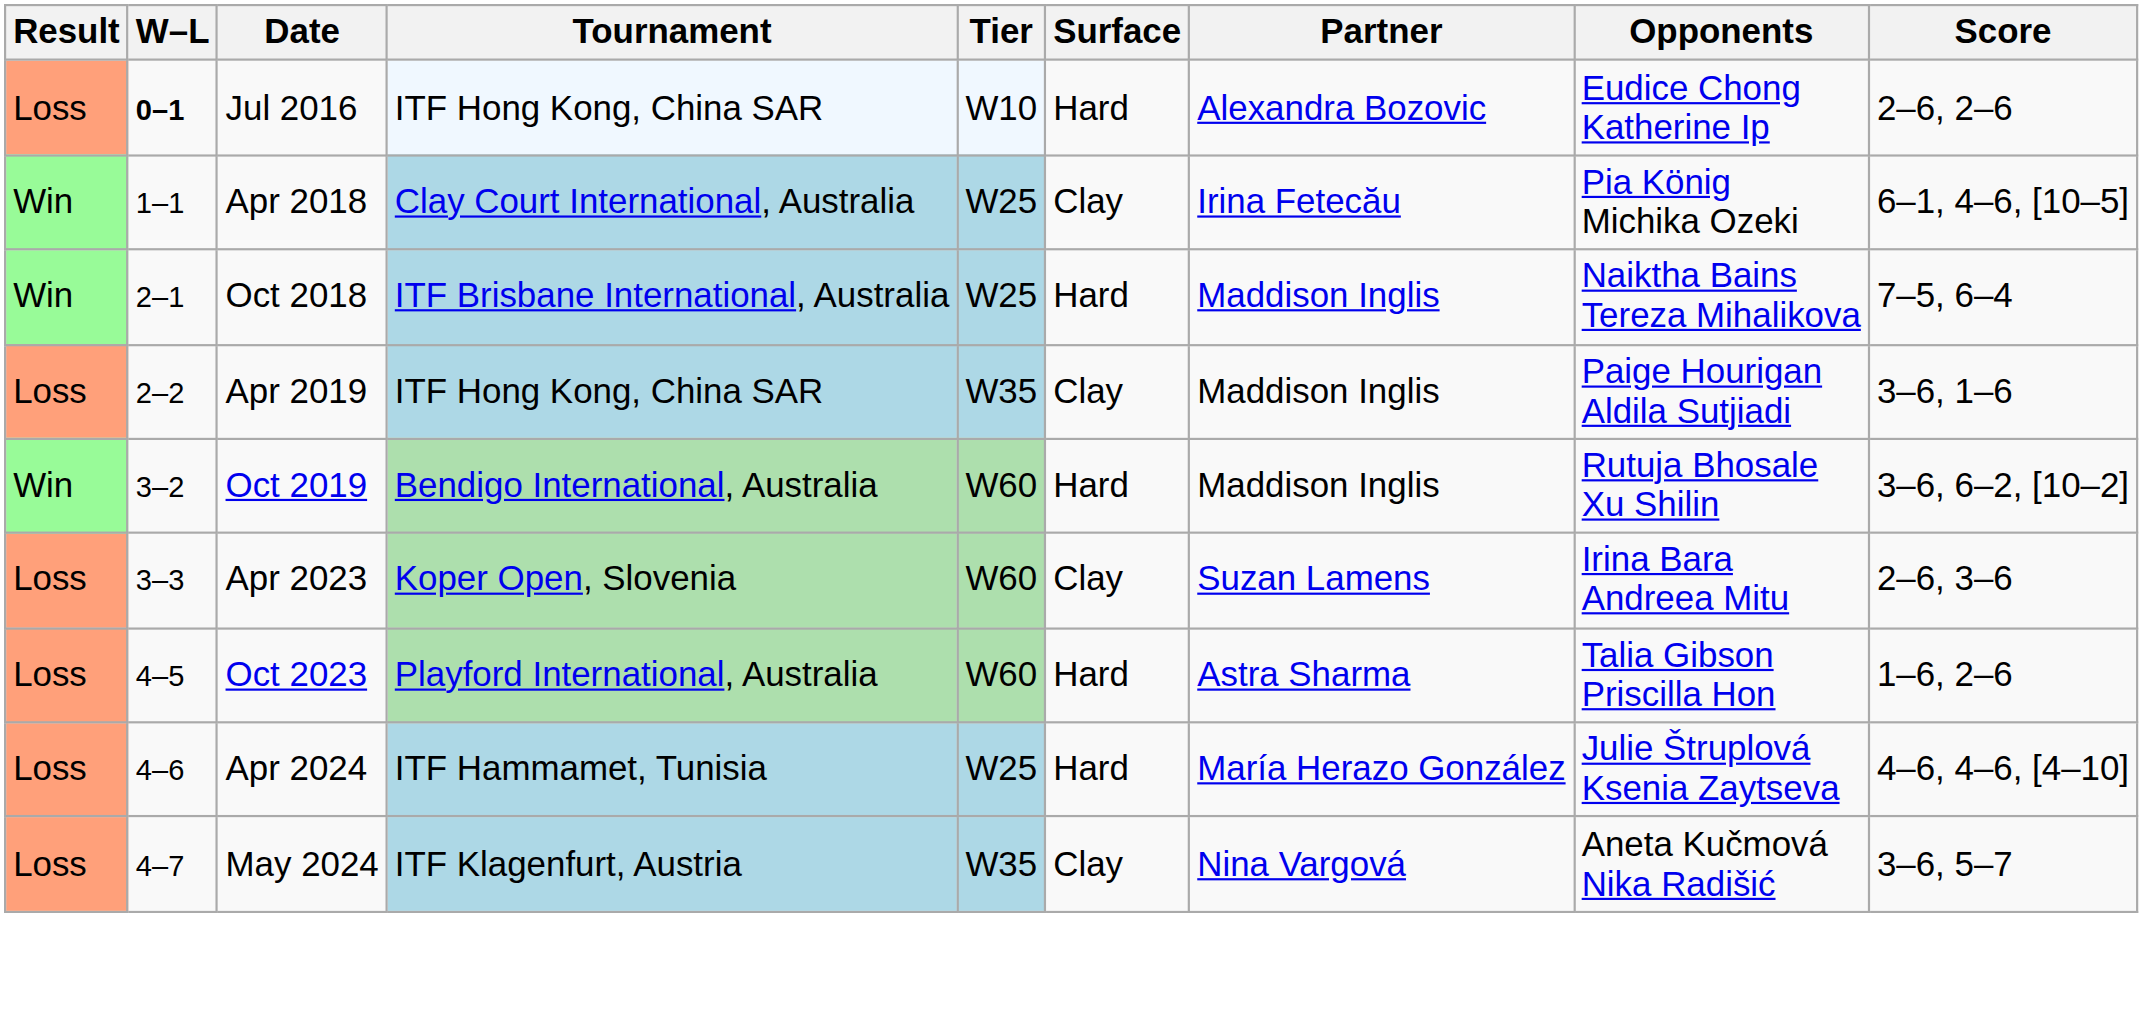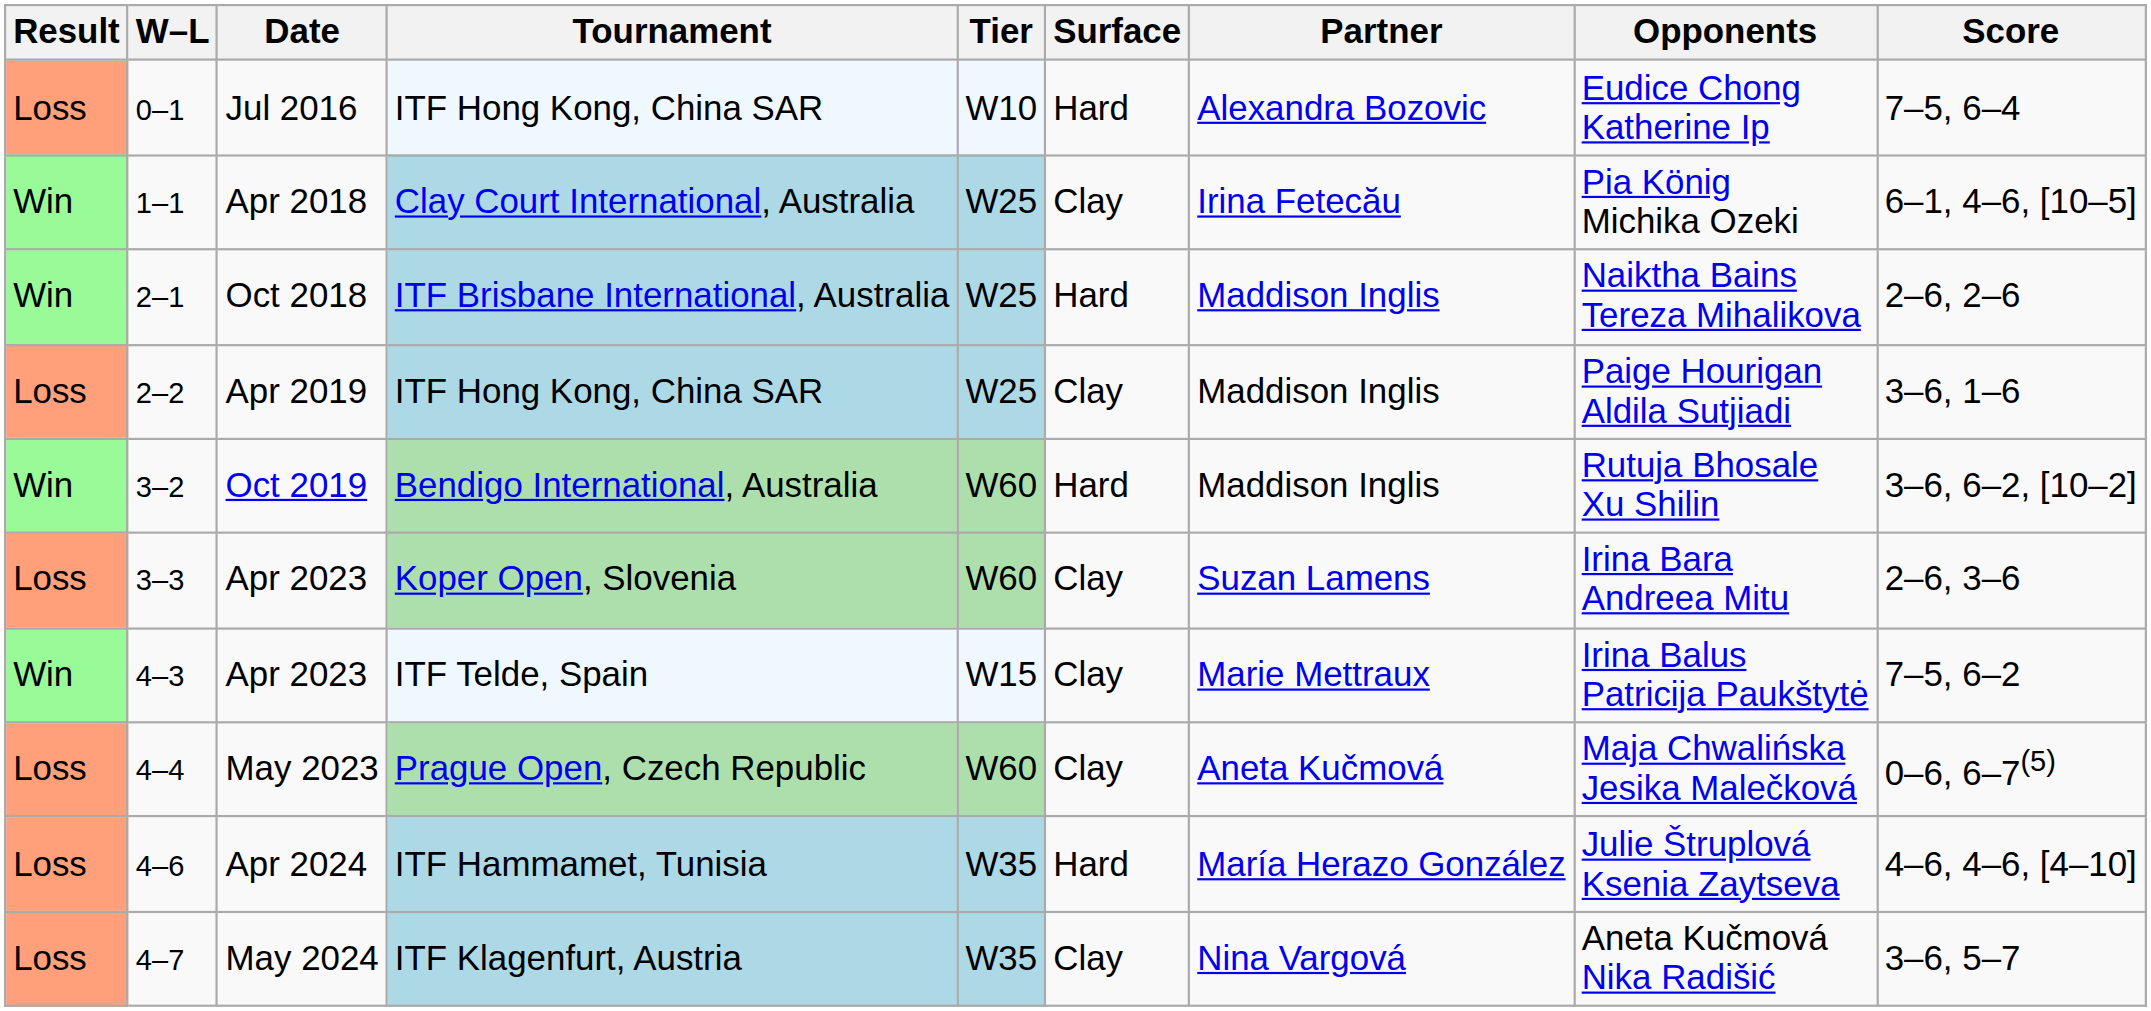(160, 107) bold -> (160, 109) normal
(1945, 107) 2–6, 2–6 -> (1953, 107) 7–5, 6–4
(1945, 296) 7–5, 6–4 -> (1953, 296) 2–6, 2–6
(1001, 390) W35 -> (1001, 390) W25
+ row: (296, 674)
+ row: (302, 768)
- row: (296, 674)
(1001, 768) W25 -> (1001, 863) W35
